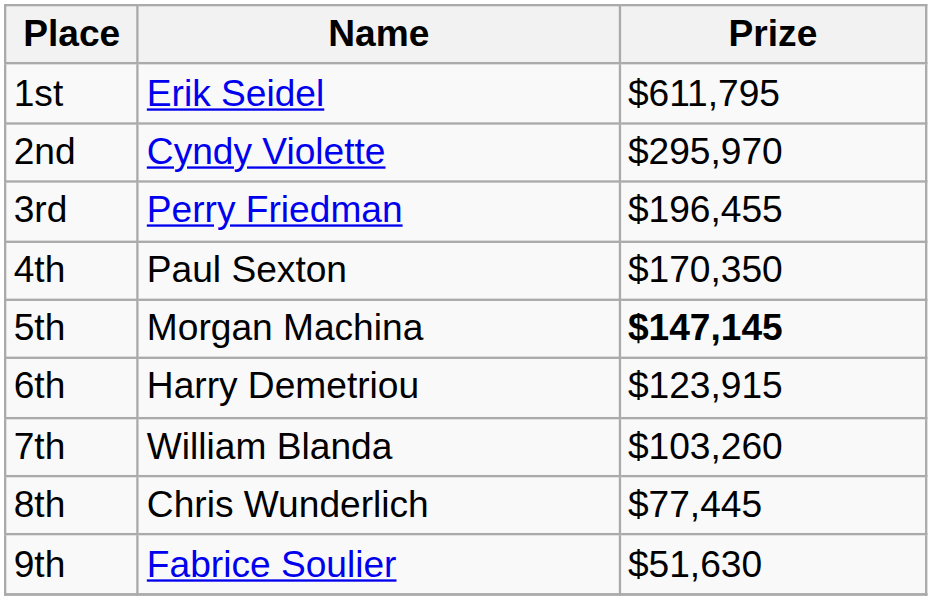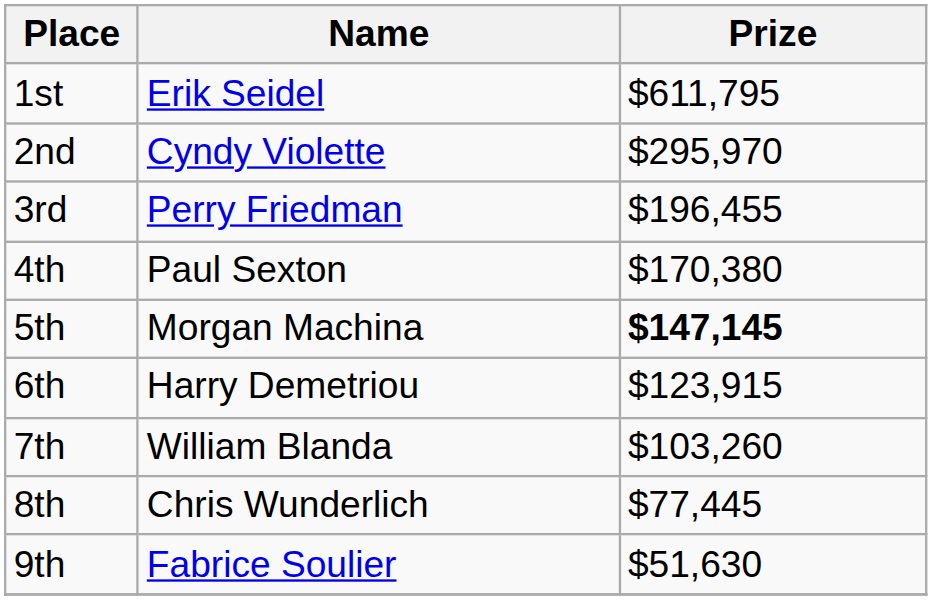(705, 269) $170,350 -> (705, 269) $170,380
